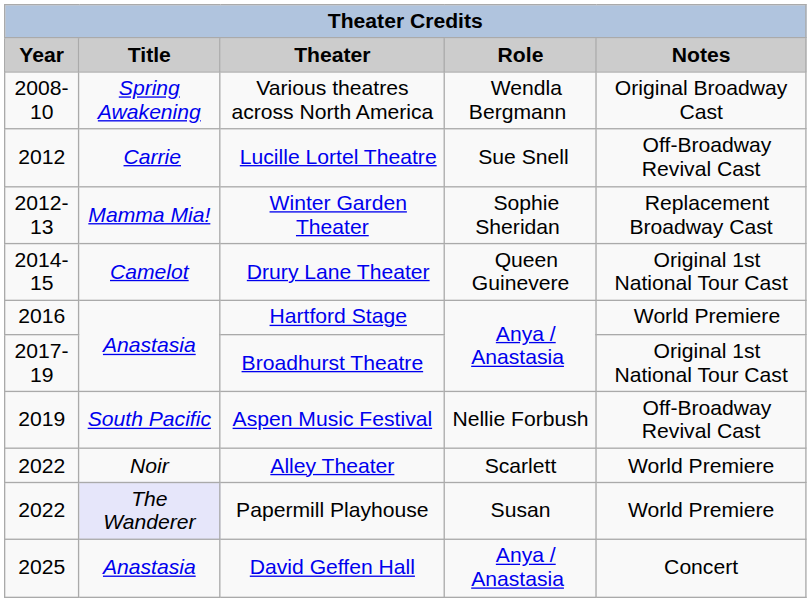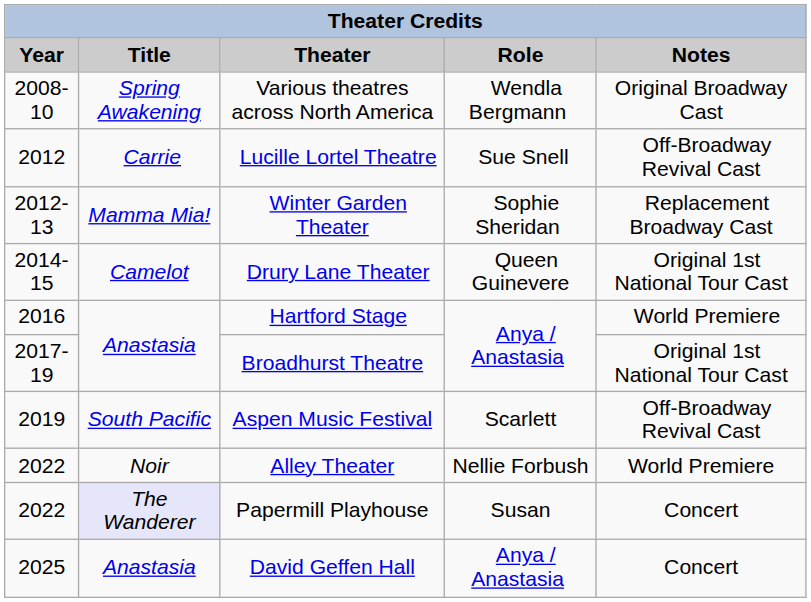(520, 419) Nellie Forbush -> (520, 419) Scarlett
(520, 465) Scarlett -> (520, 465) Nellie Forbush
(701, 510) World Premiere -> (701, 510) Concert
